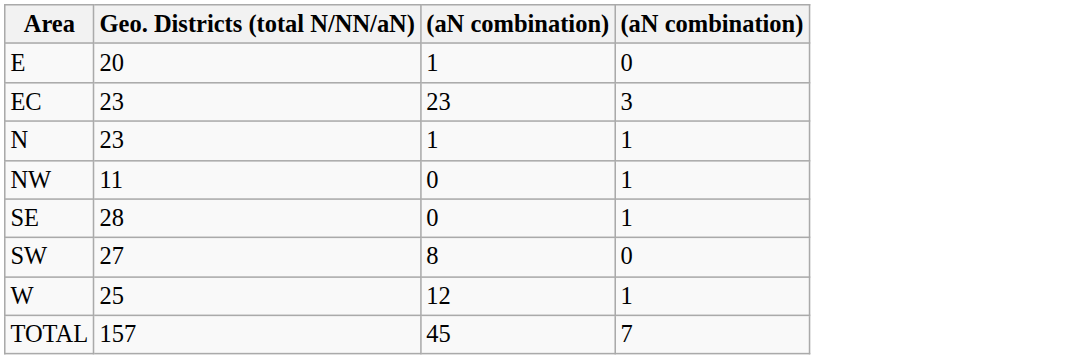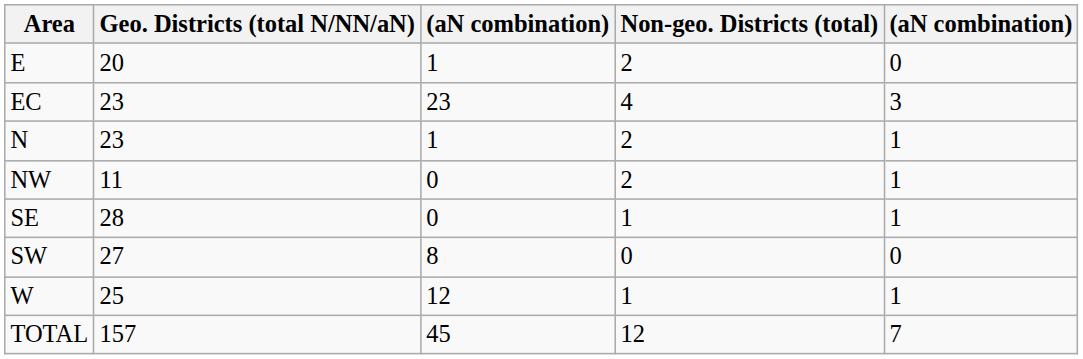+ column: (749, 23)
